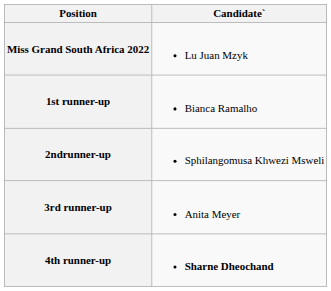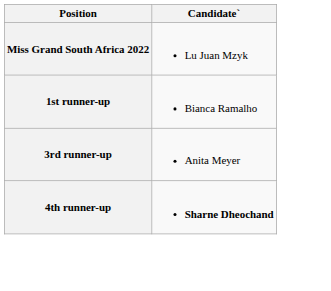- row: (78, 155)
